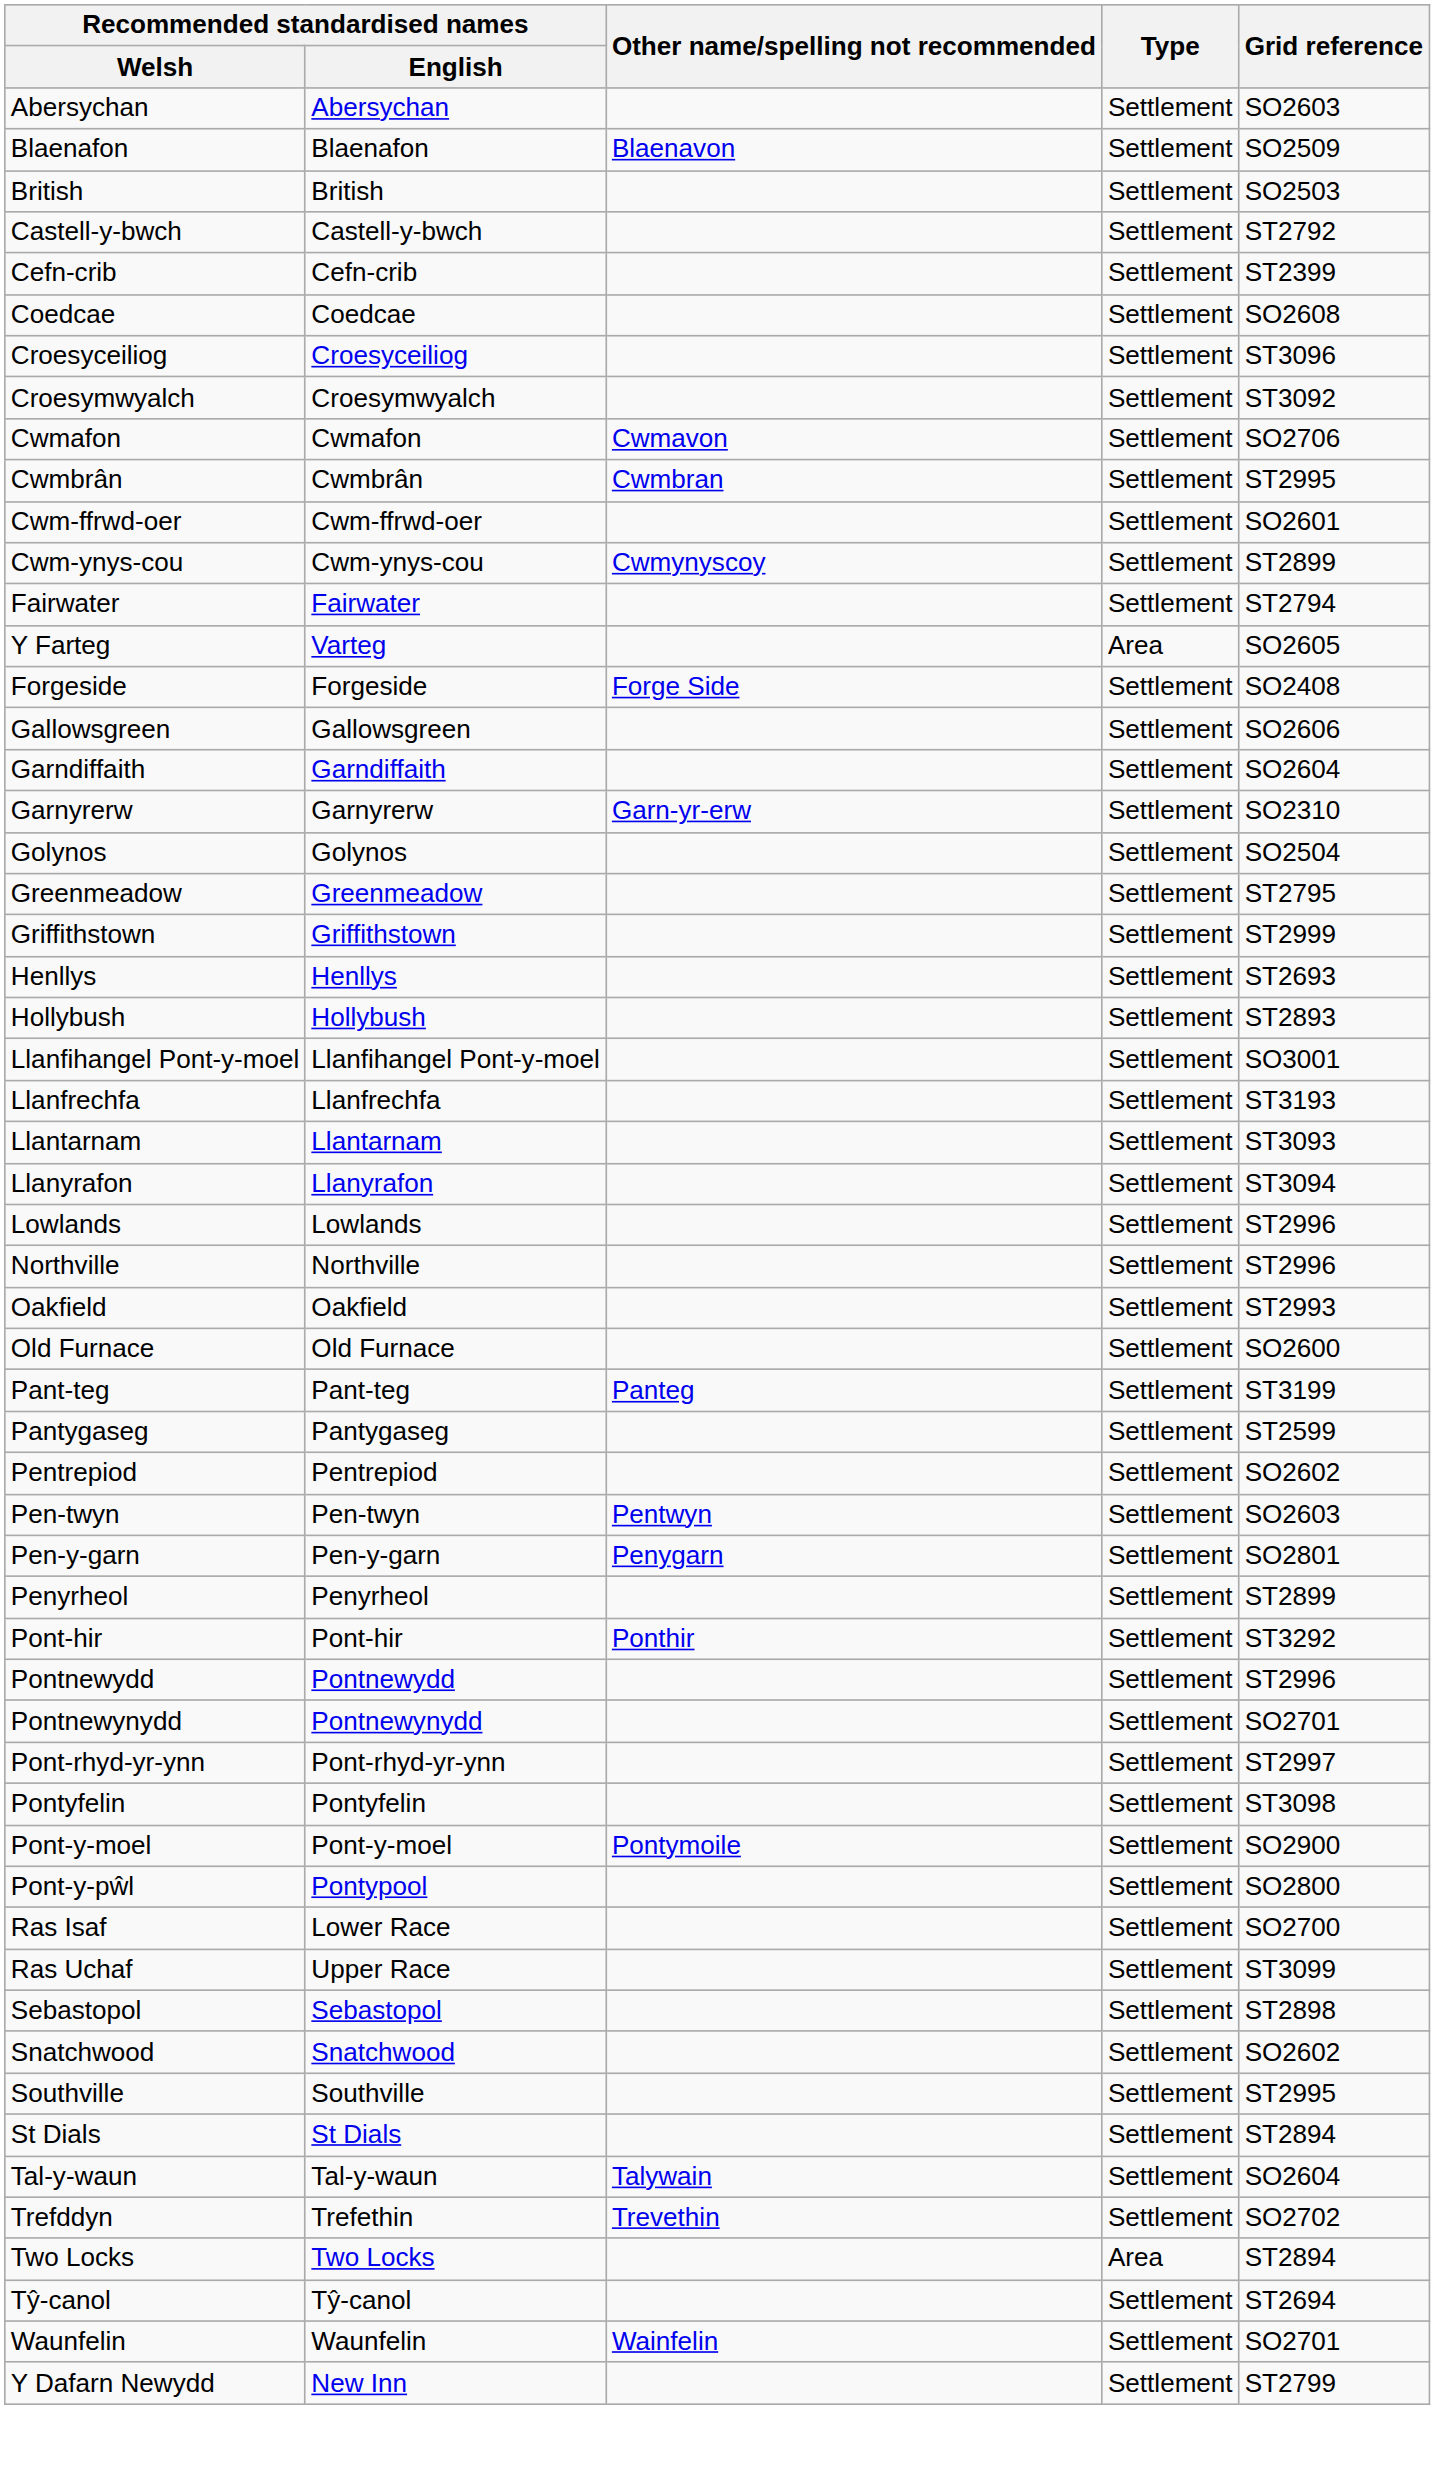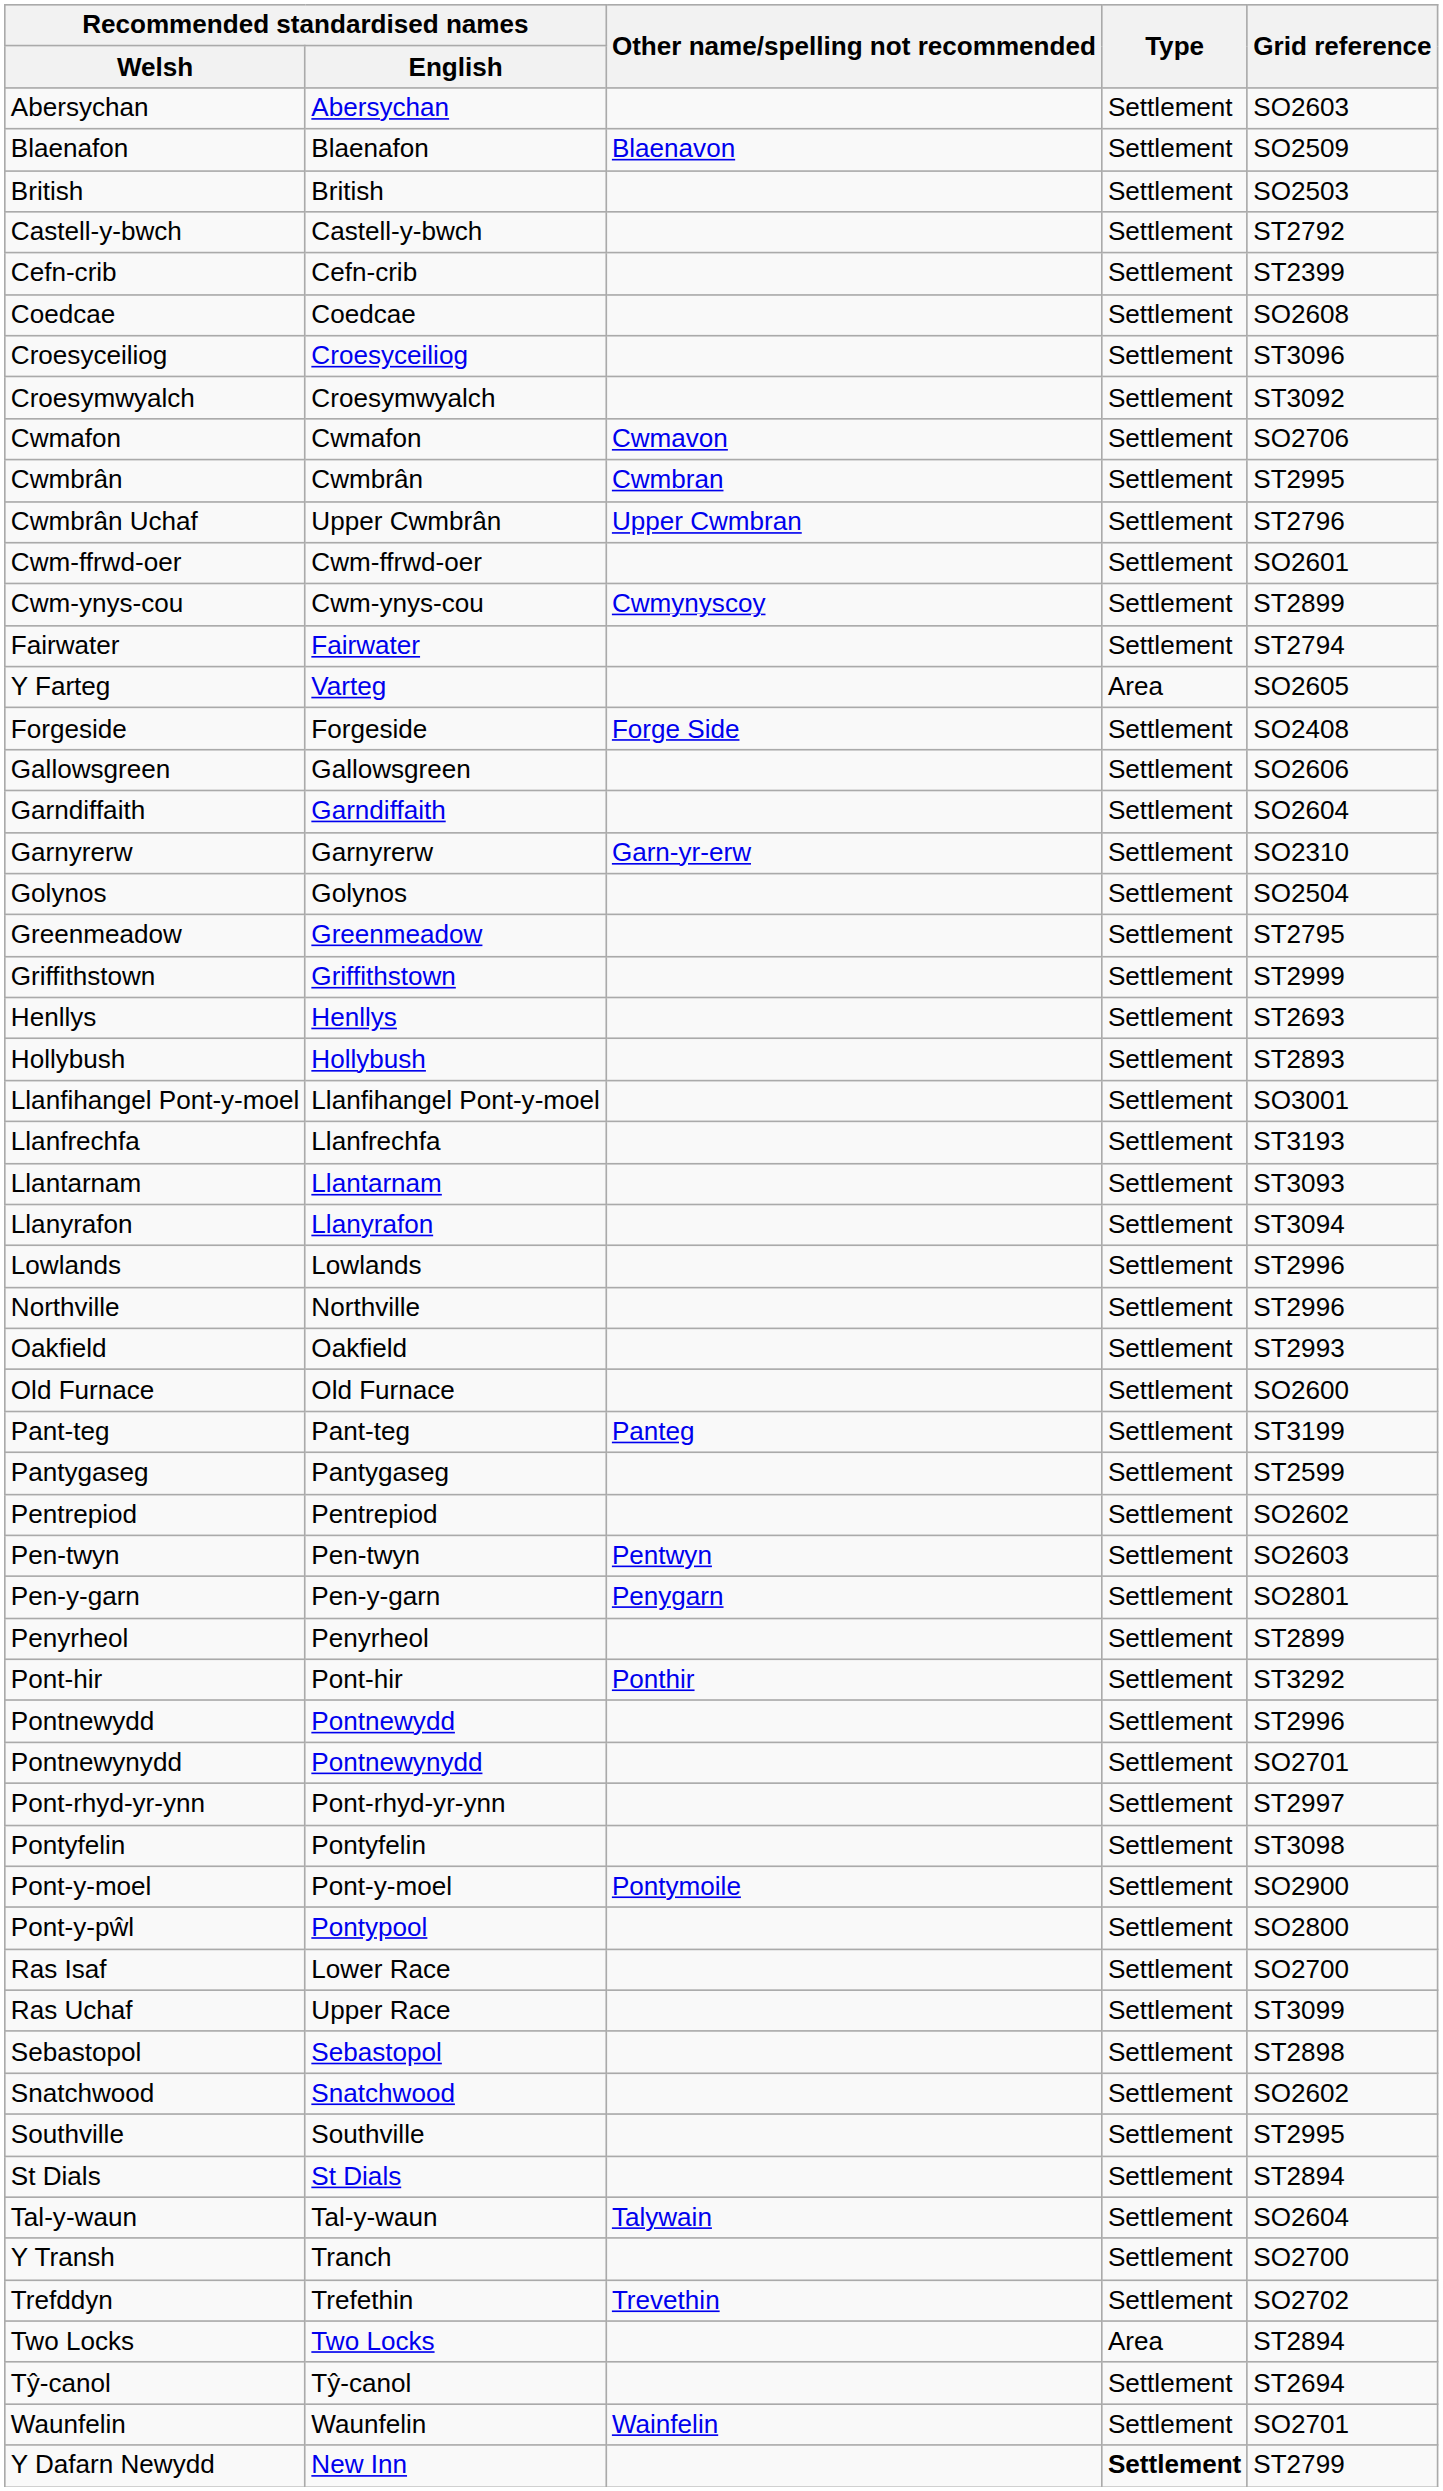+ row: (104, 521)
+ row: (63, 2258)
(1170, 2382) normal -> (1175, 2465) bold
